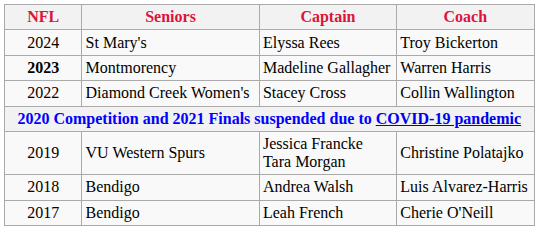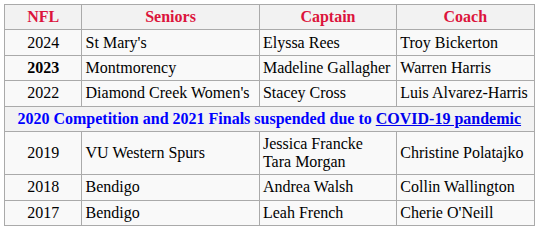(458, 93) Collin Wallington -> (464, 93) Luis Alvarez-Harris
(464, 187) Luis Alvarez-Harris -> (458, 187) Collin Wallington
